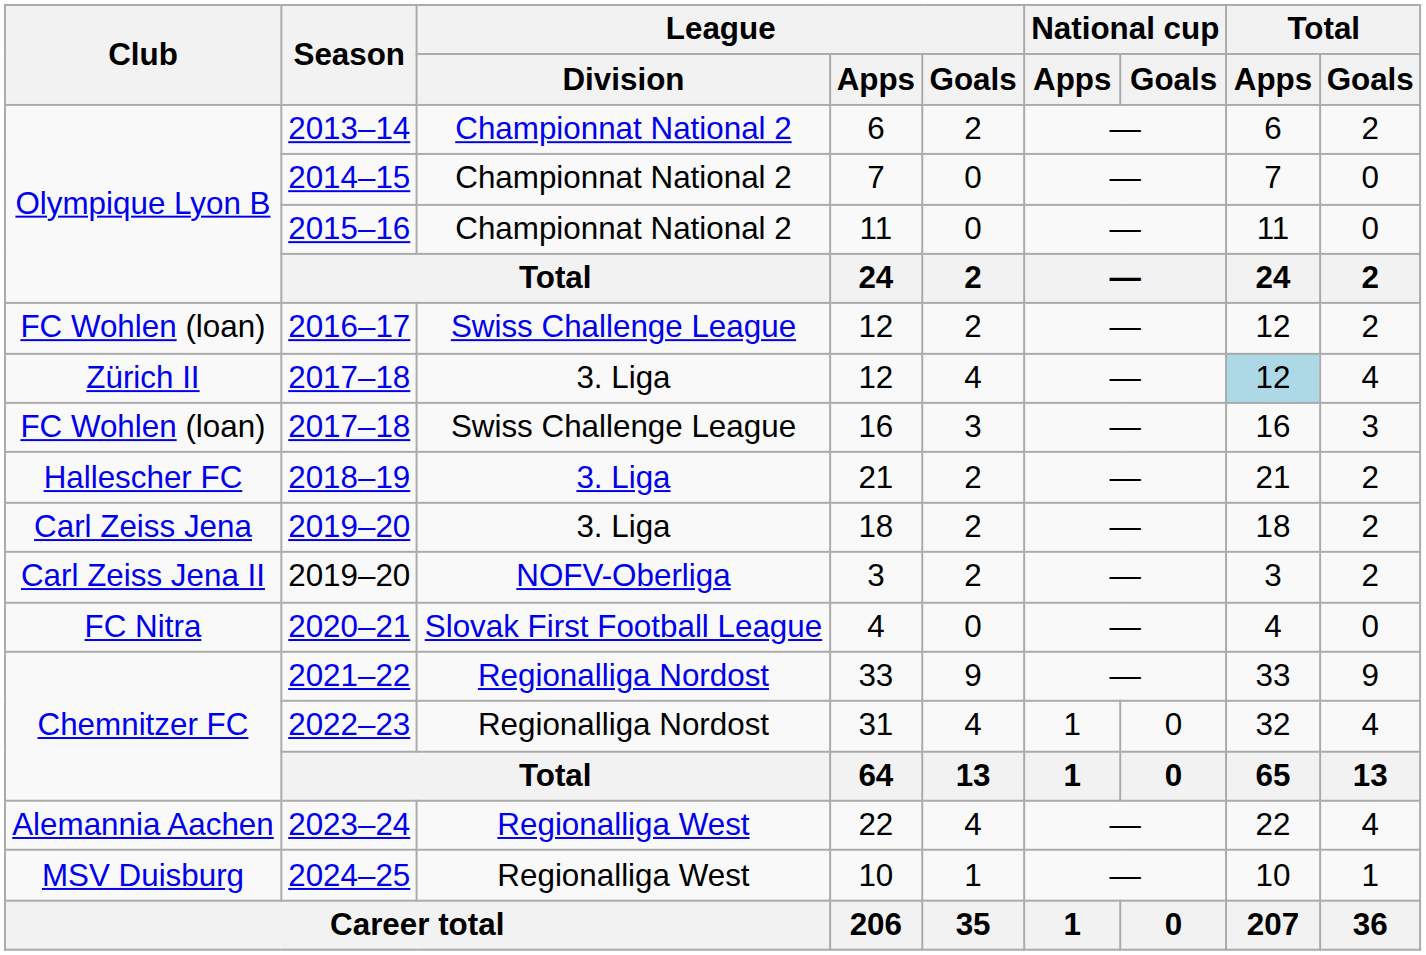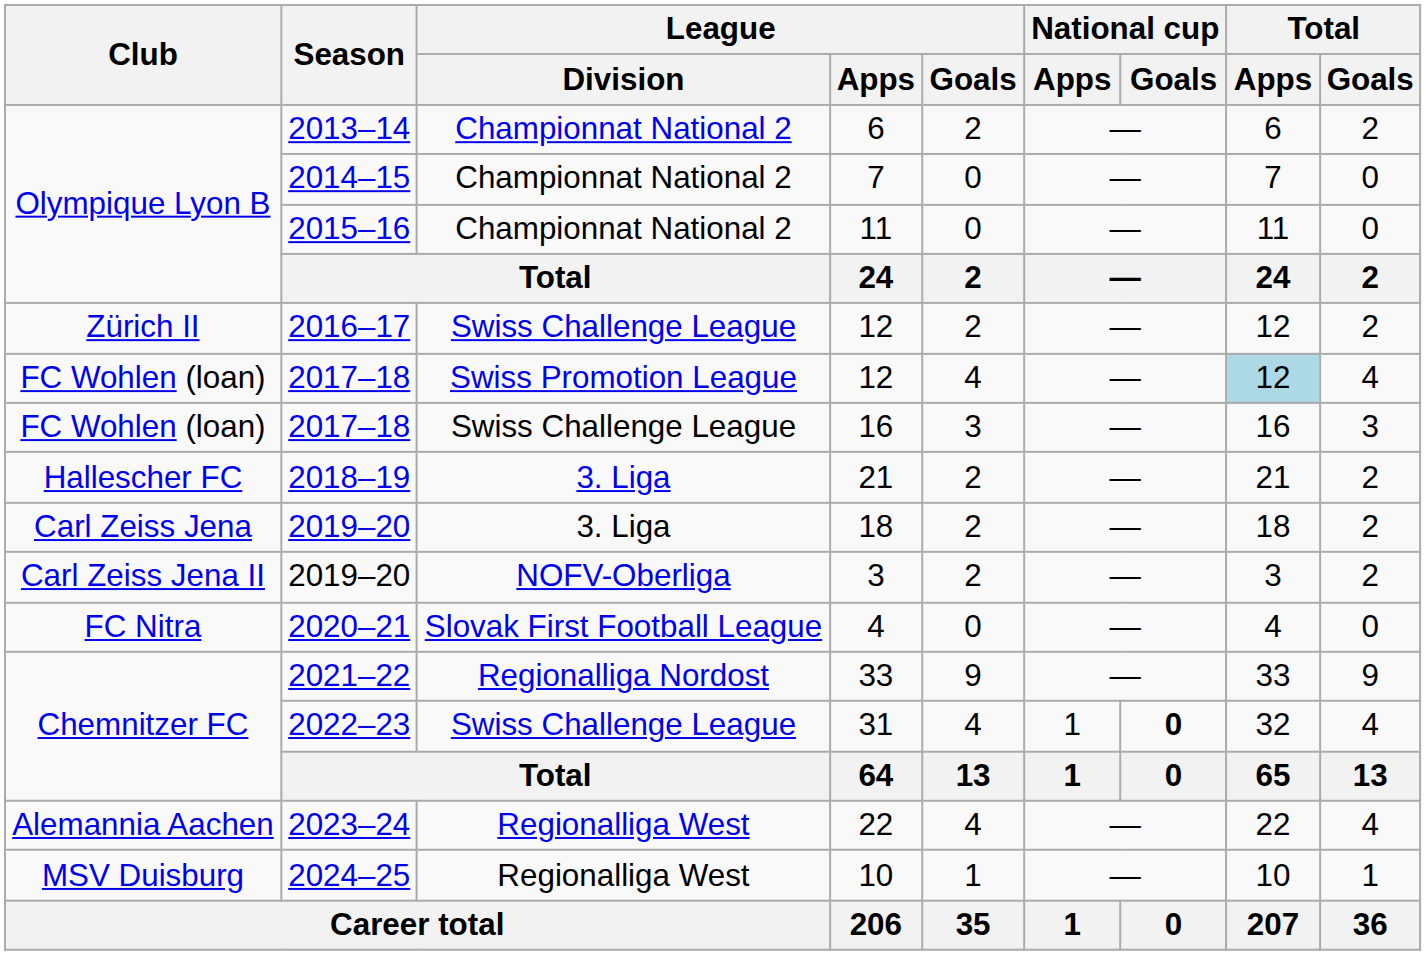(143, 327) FC Wohlen (loan) -> (143, 327) Zürich II
(143, 377) Zürich II -> (143, 377) FC Wohlen (loan)
(623, 377) 3. Liga -> (623, 377) Swiss Promotion League
(623, 725) Regionalliga Nordost -> (623, 725) Swiss Challenge League
(1174, 725) normal -> (1174, 725) bold
